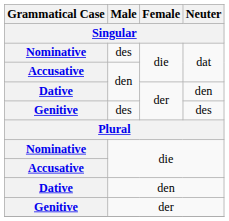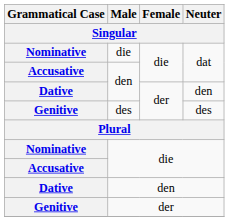(124, 52) des -> (124, 52) die
